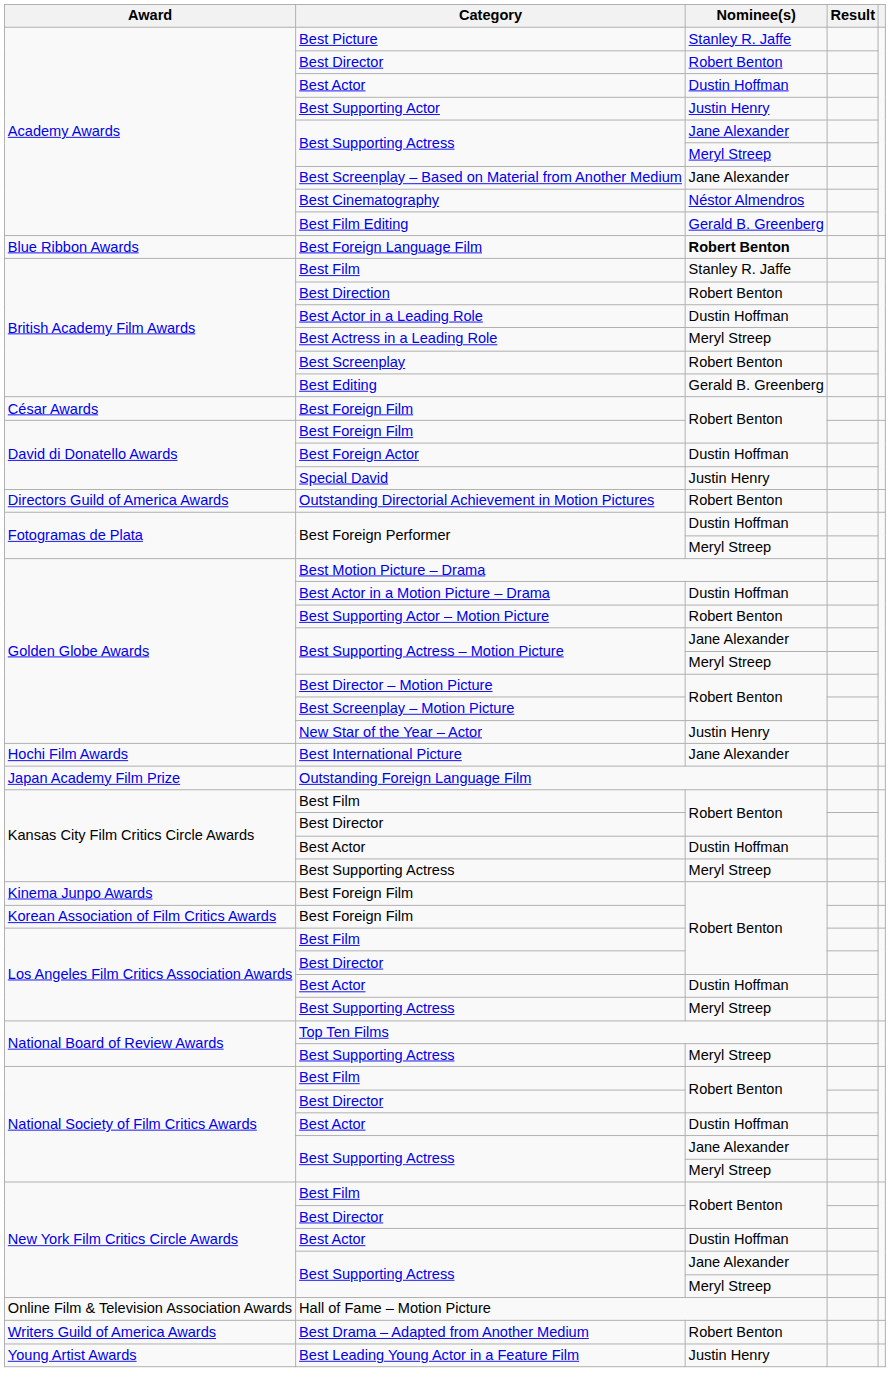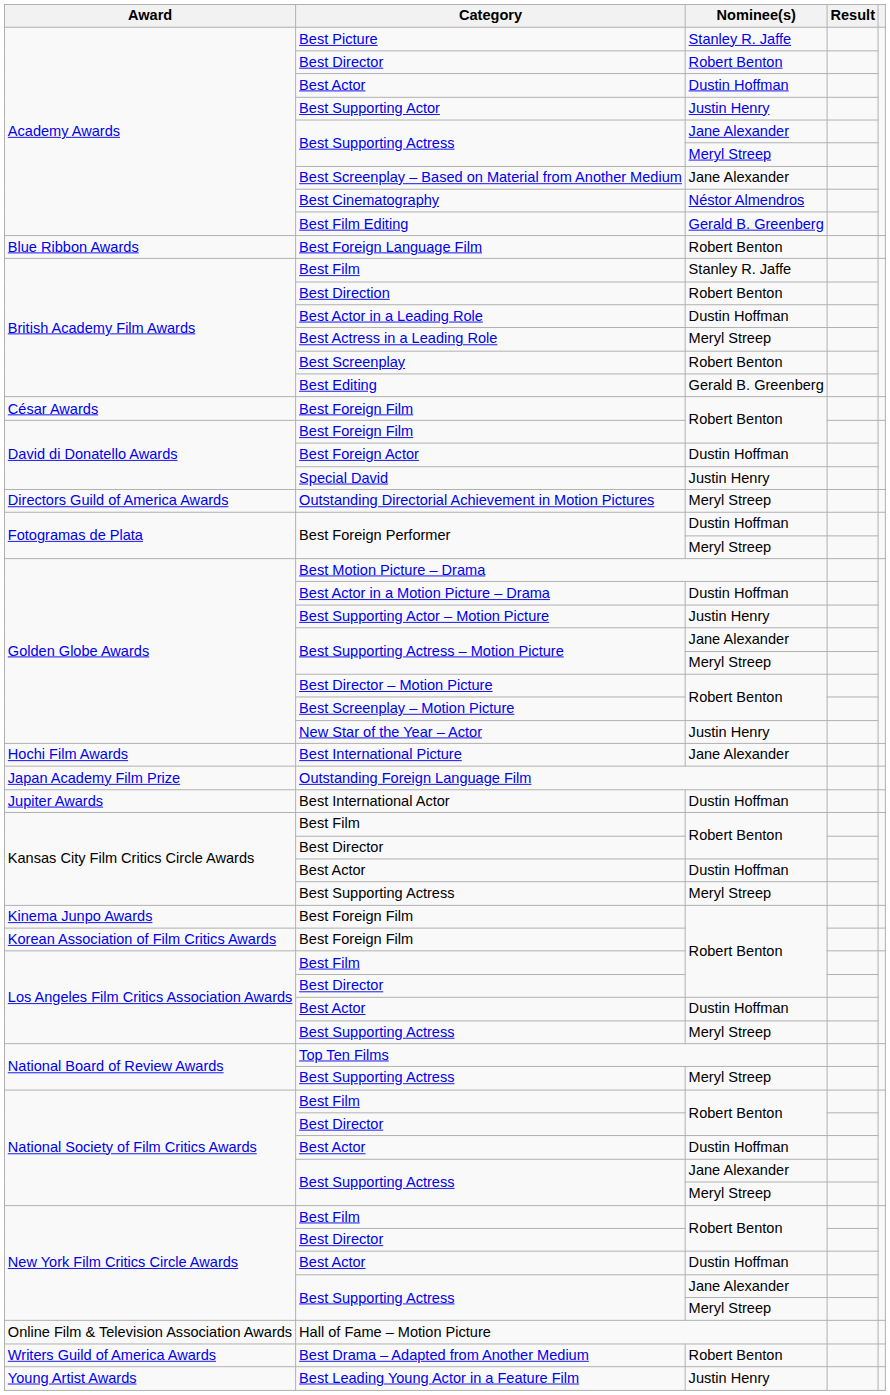(739, 246) bold -> (736, 246) normal
(736, 500) Robert Benton -> (730, 500) Meryl Streep
(736, 616) Robert Benton -> (729, 616) Justin Henry
+ row: (55, 801)
